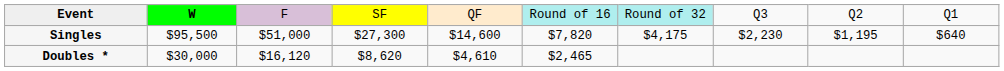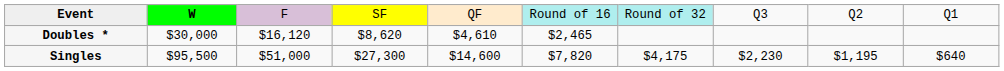rows swapped: (76, 35) <-> (76, 56)
